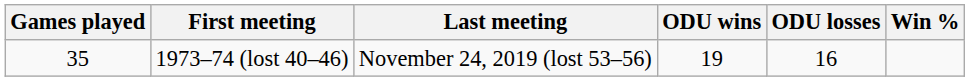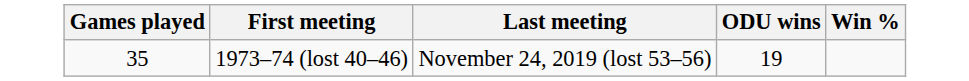- column: (826, 22)
